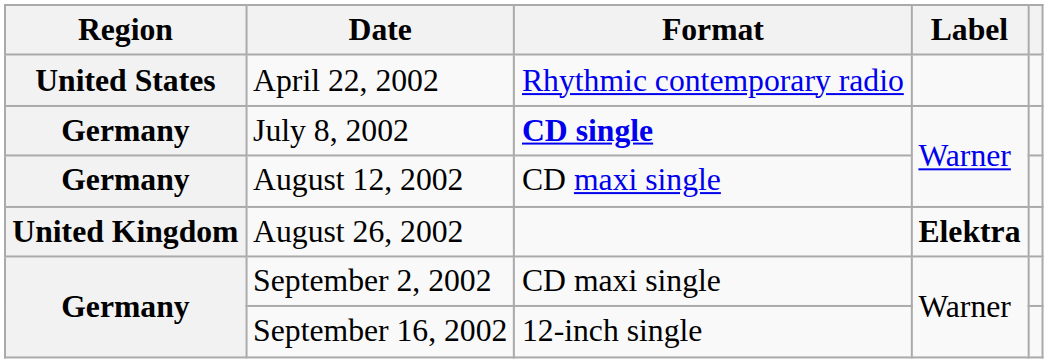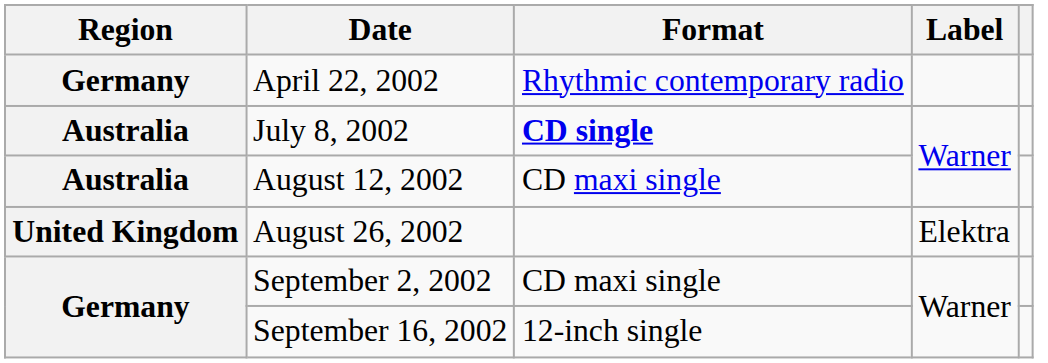(125, 79) United States -> (125, 79) Germany
(125, 130) Germany -> (125, 130) Australia
(125, 180) Germany -> (125, 180) Australia
(969, 230) bold -> (964, 230) normal
